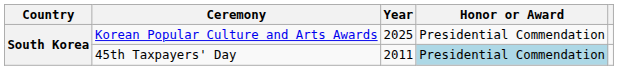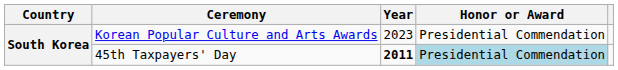(398, 35) 2025 -> (398, 35) 2023
(398, 55) normal -> (398, 55) bold
